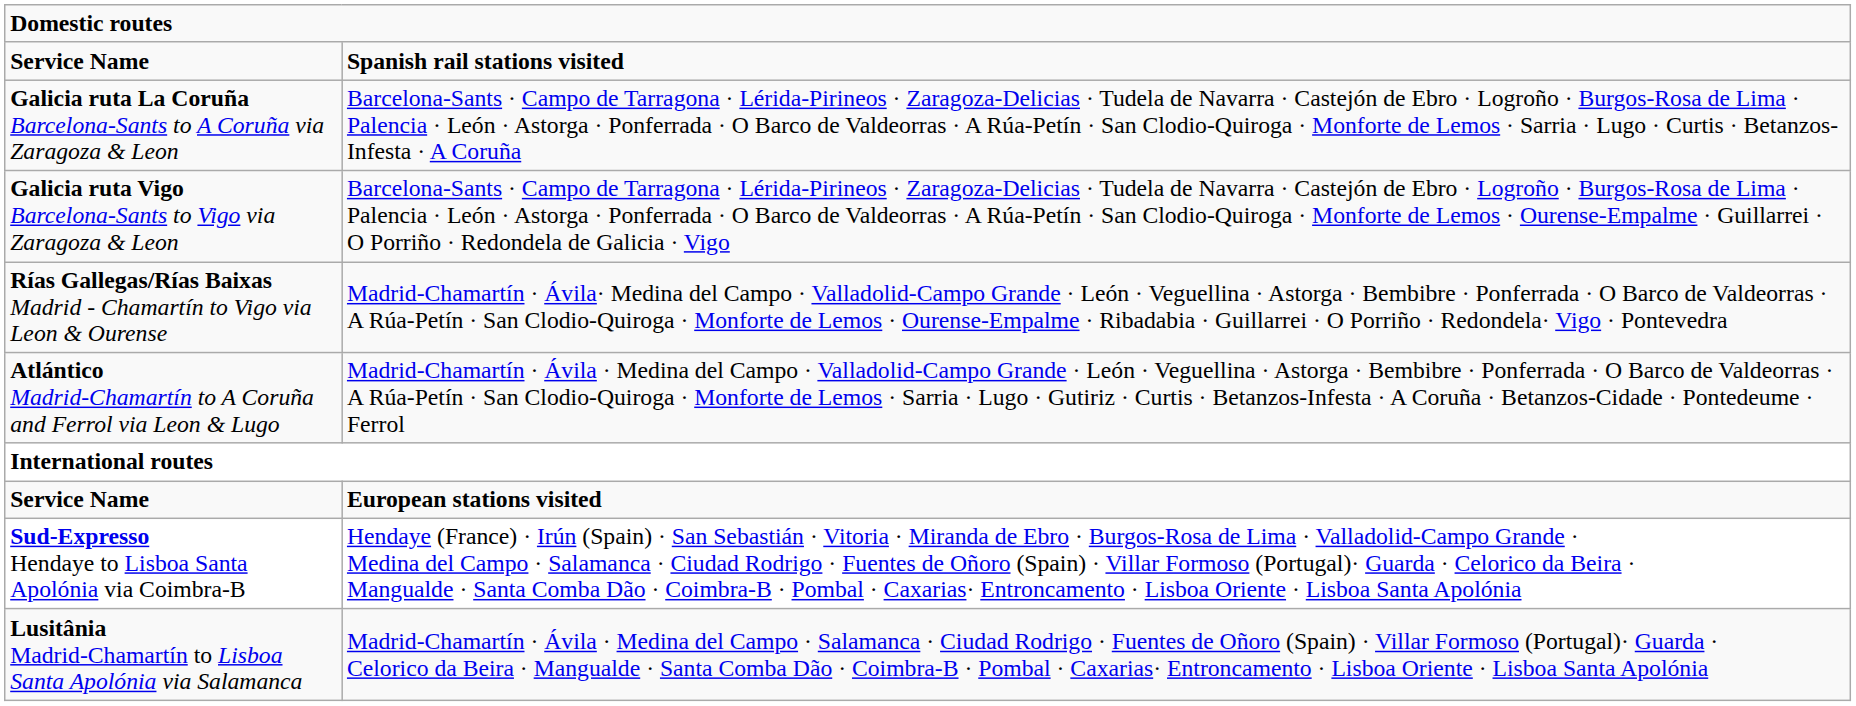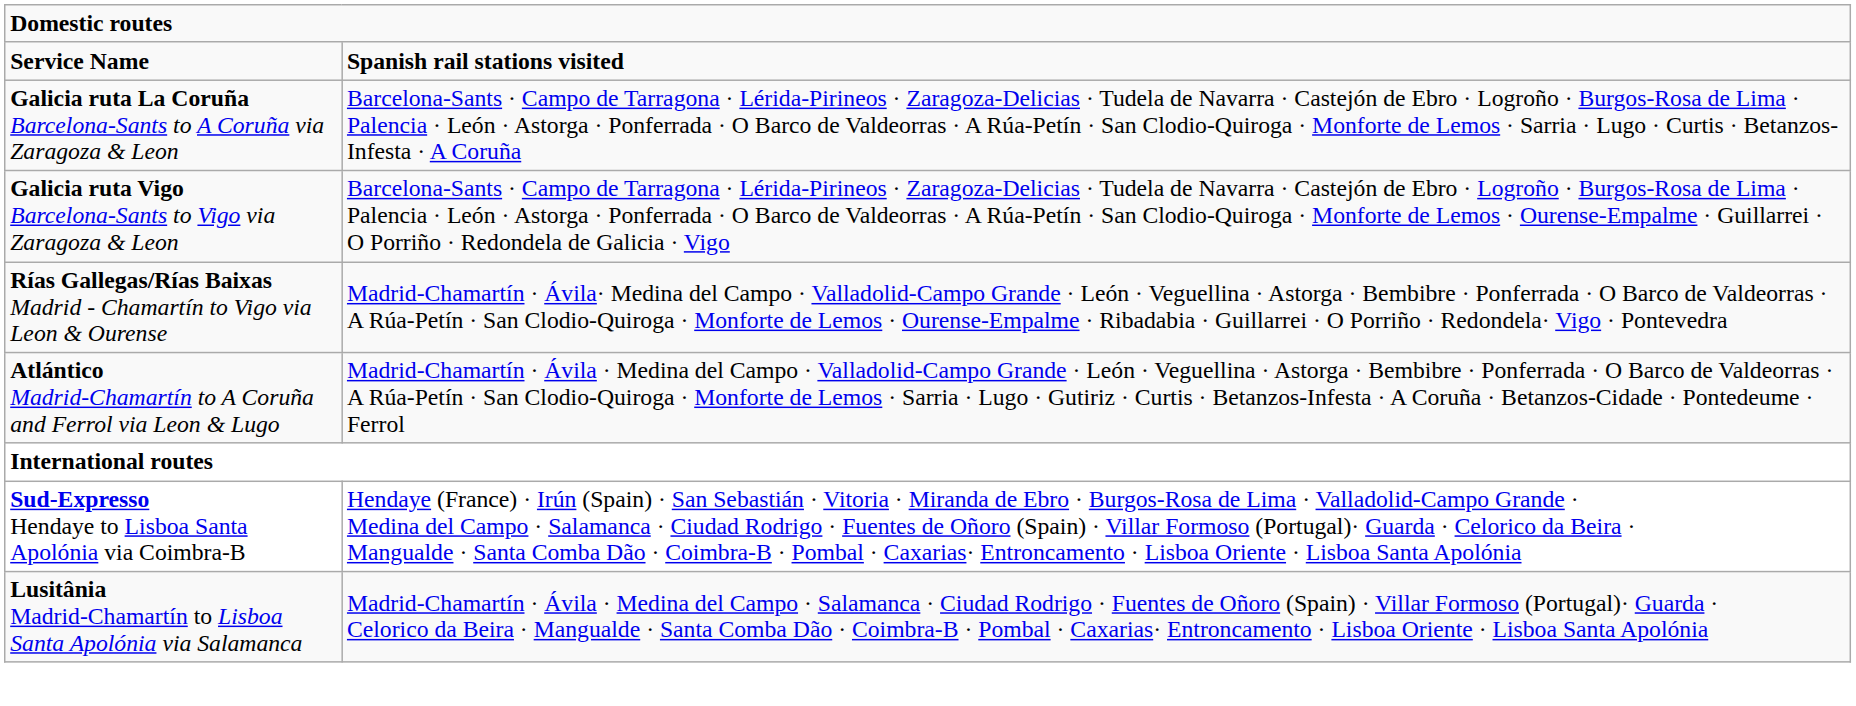- row: (474, 499)
